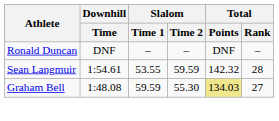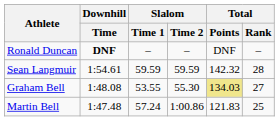(104, 51) normal -> (104, 51) bold
(148, 69) 53.55 -> (148, 69) 59.59
(148, 88) 59.59 -> (148, 88) 53.55
+ row: (33, 106)
